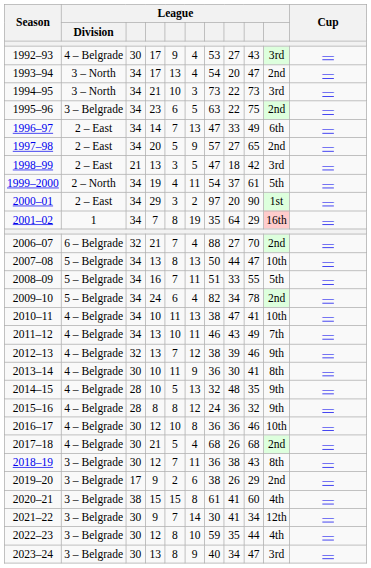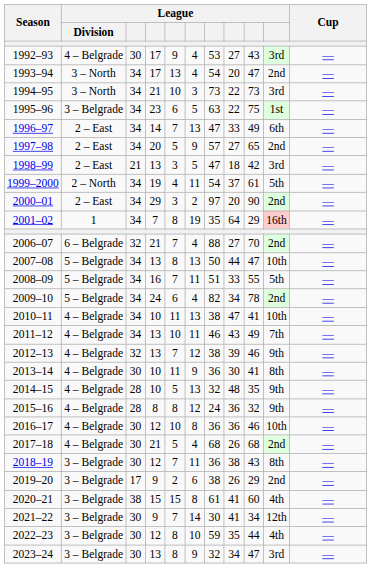(277, 110) 2nd -> (277, 110) 1st
(277, 201) 1st -> (277, 201) 2nd
(214, 554) 40 -> (214, 554) 32
